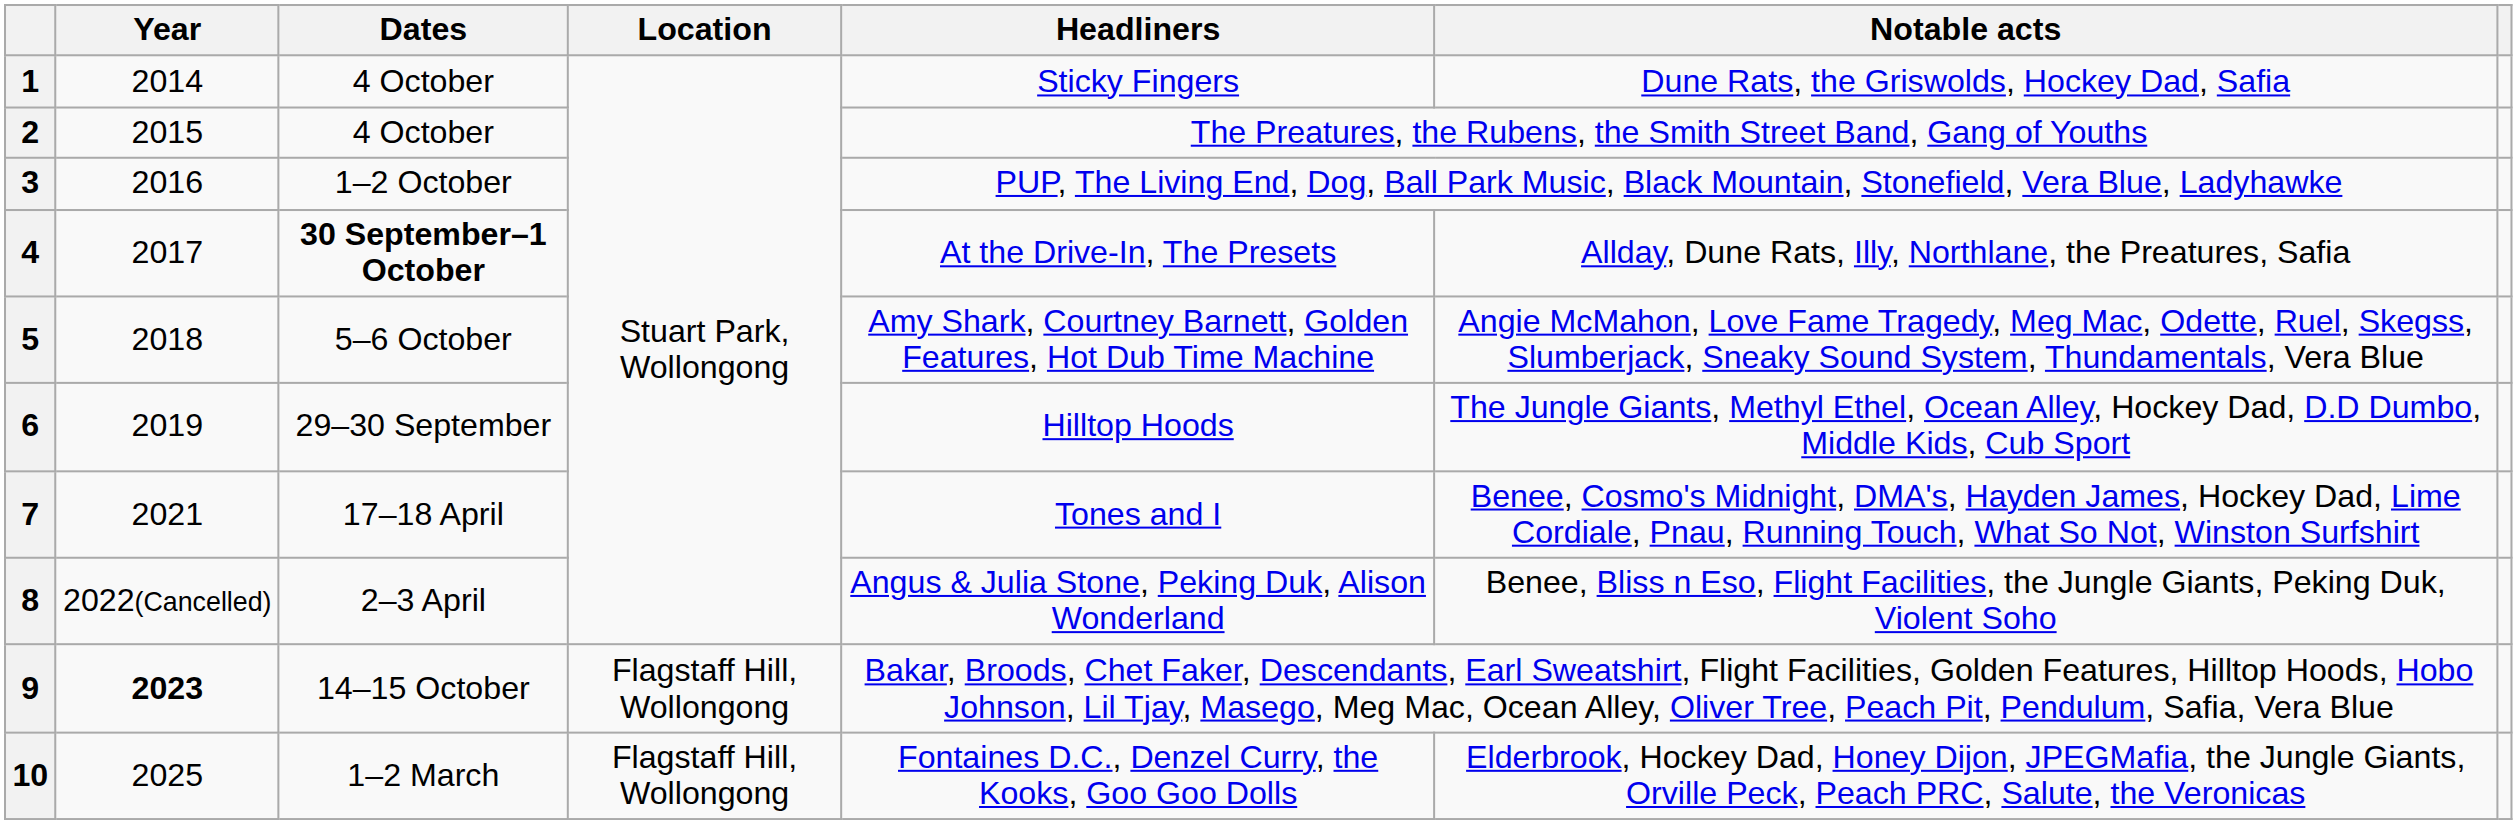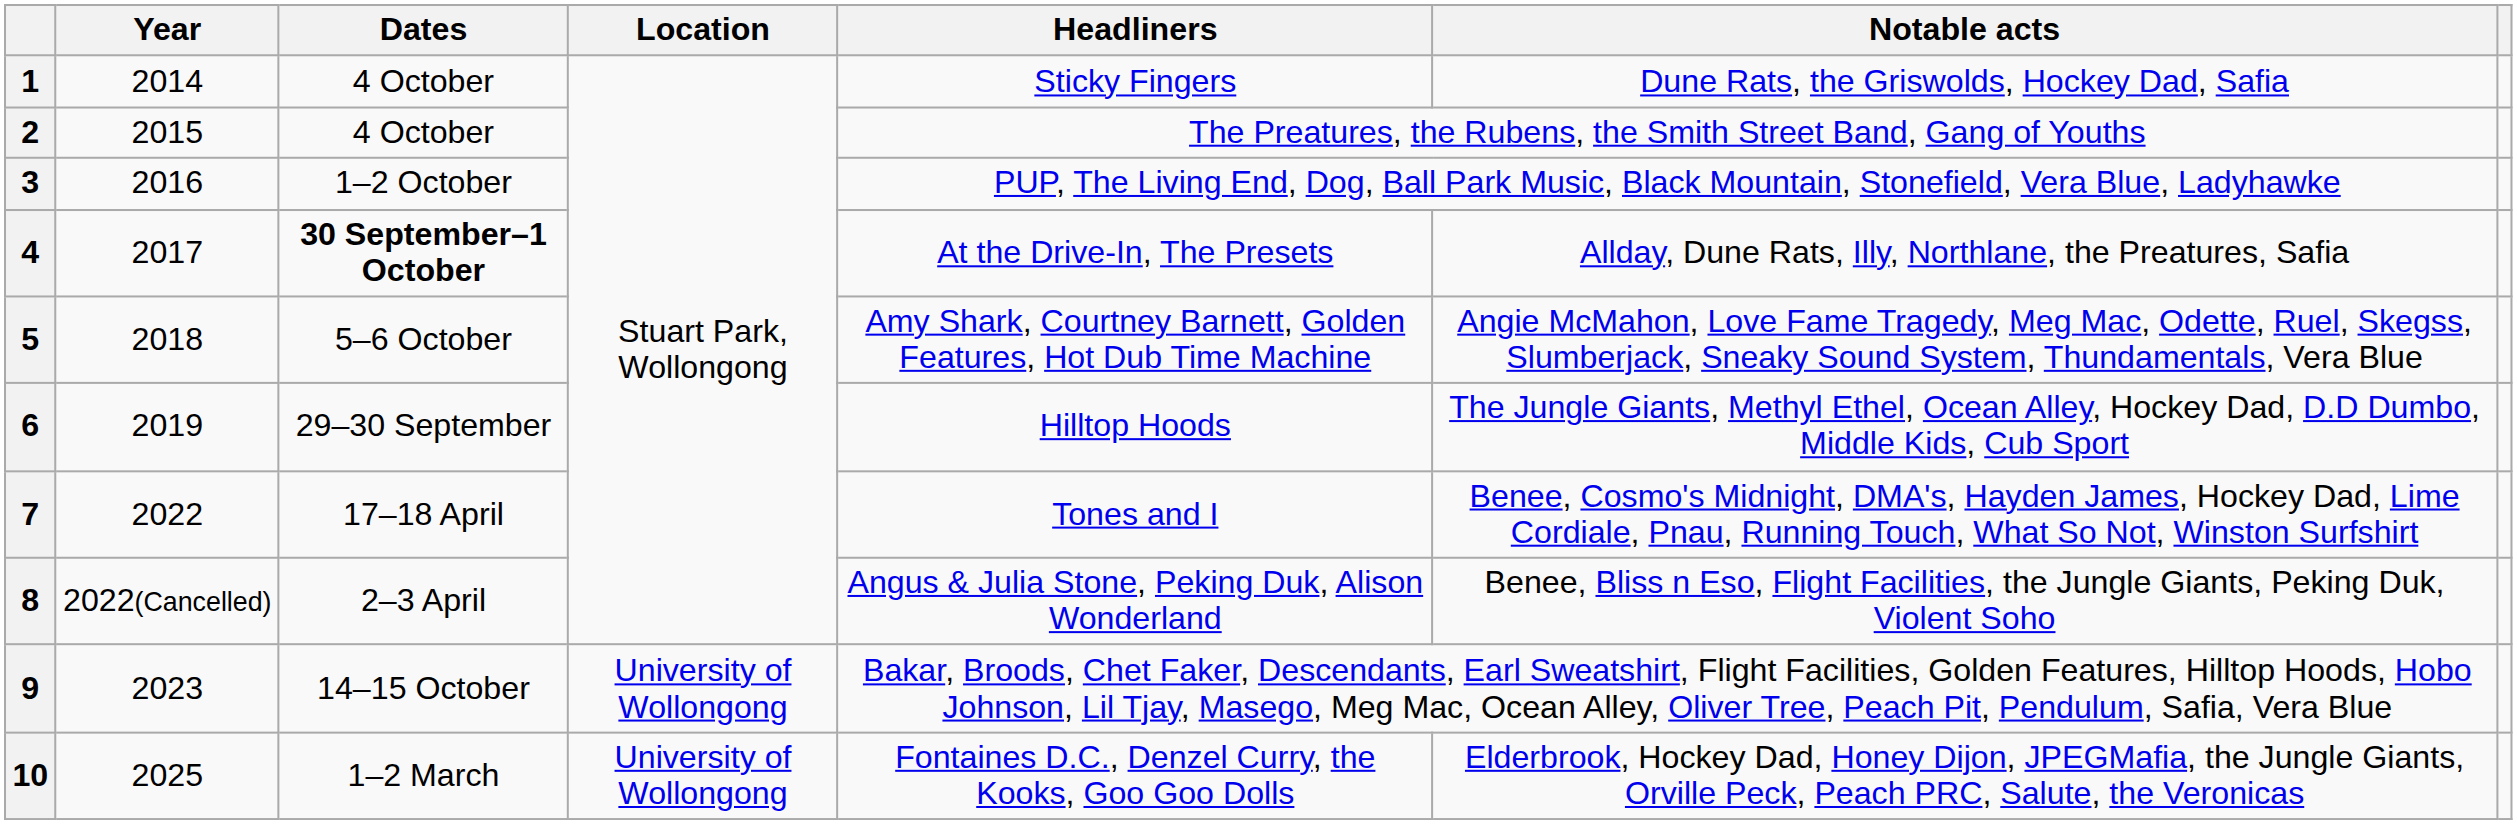(167, 513) 2021 -> (167, 513) 2022
(167, 688) bold -> (167, 688) normal
(705, 688) Flagstaff Hill, Wollongong -> (703, 688) University of Wollongong
(705, 775) Flagstaff Hill, Wollongong -> (703, 775) University of Wollongong
